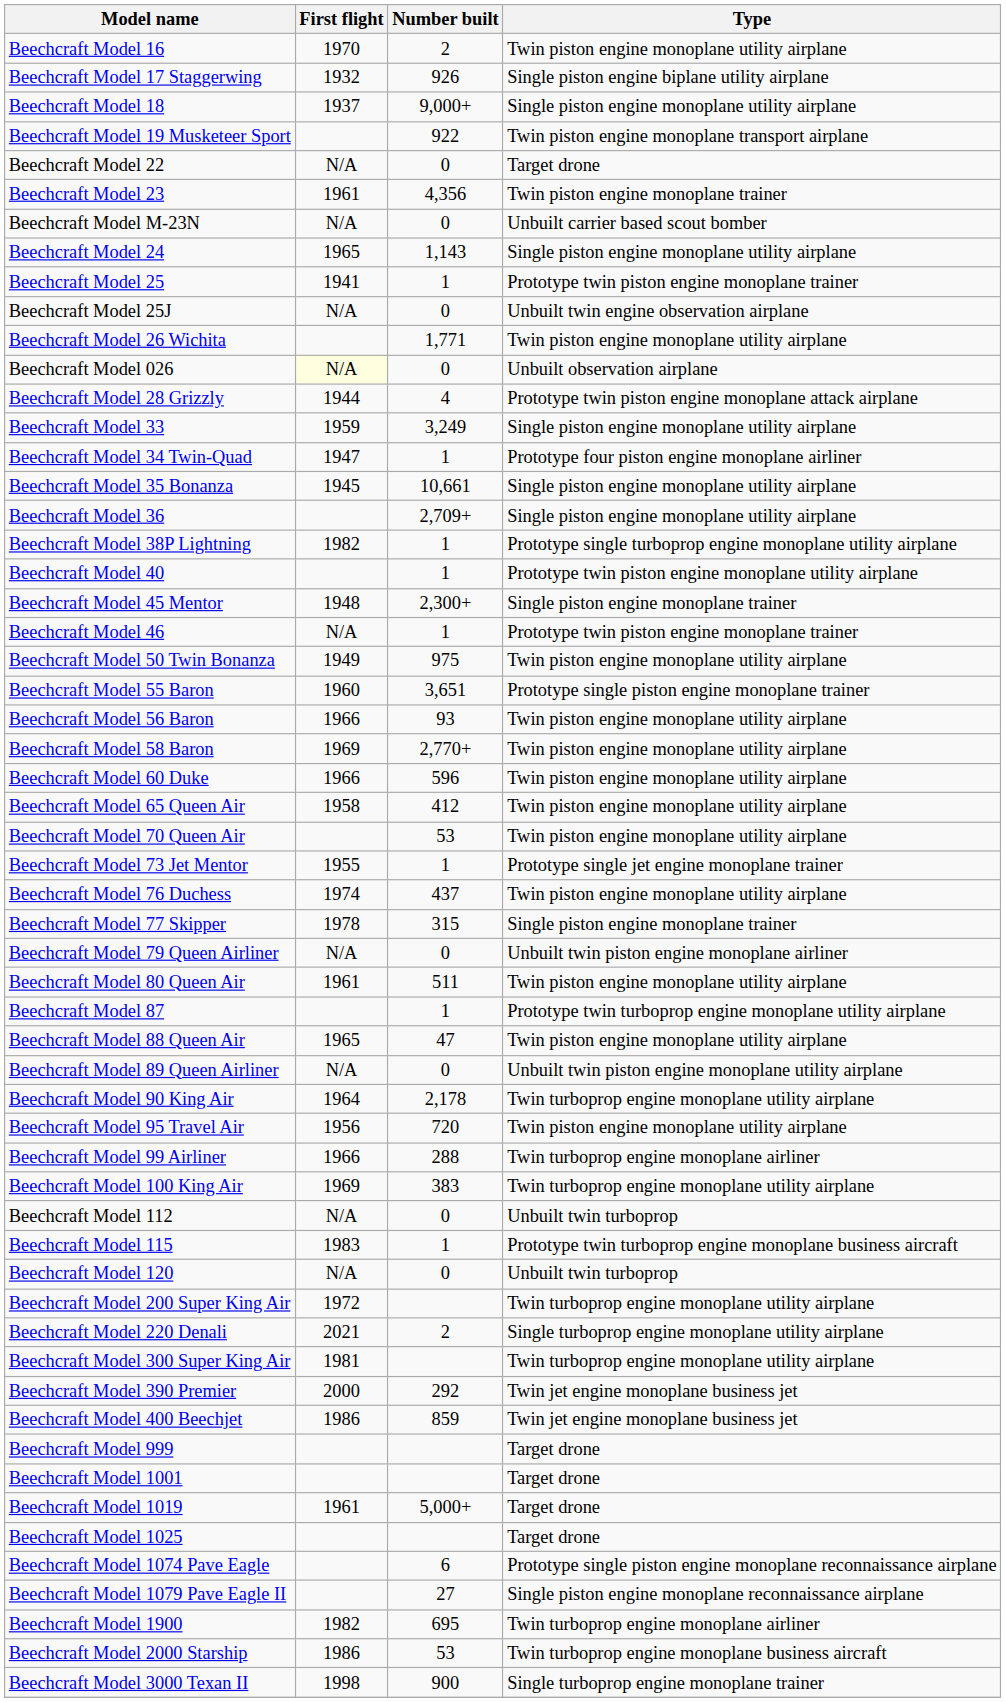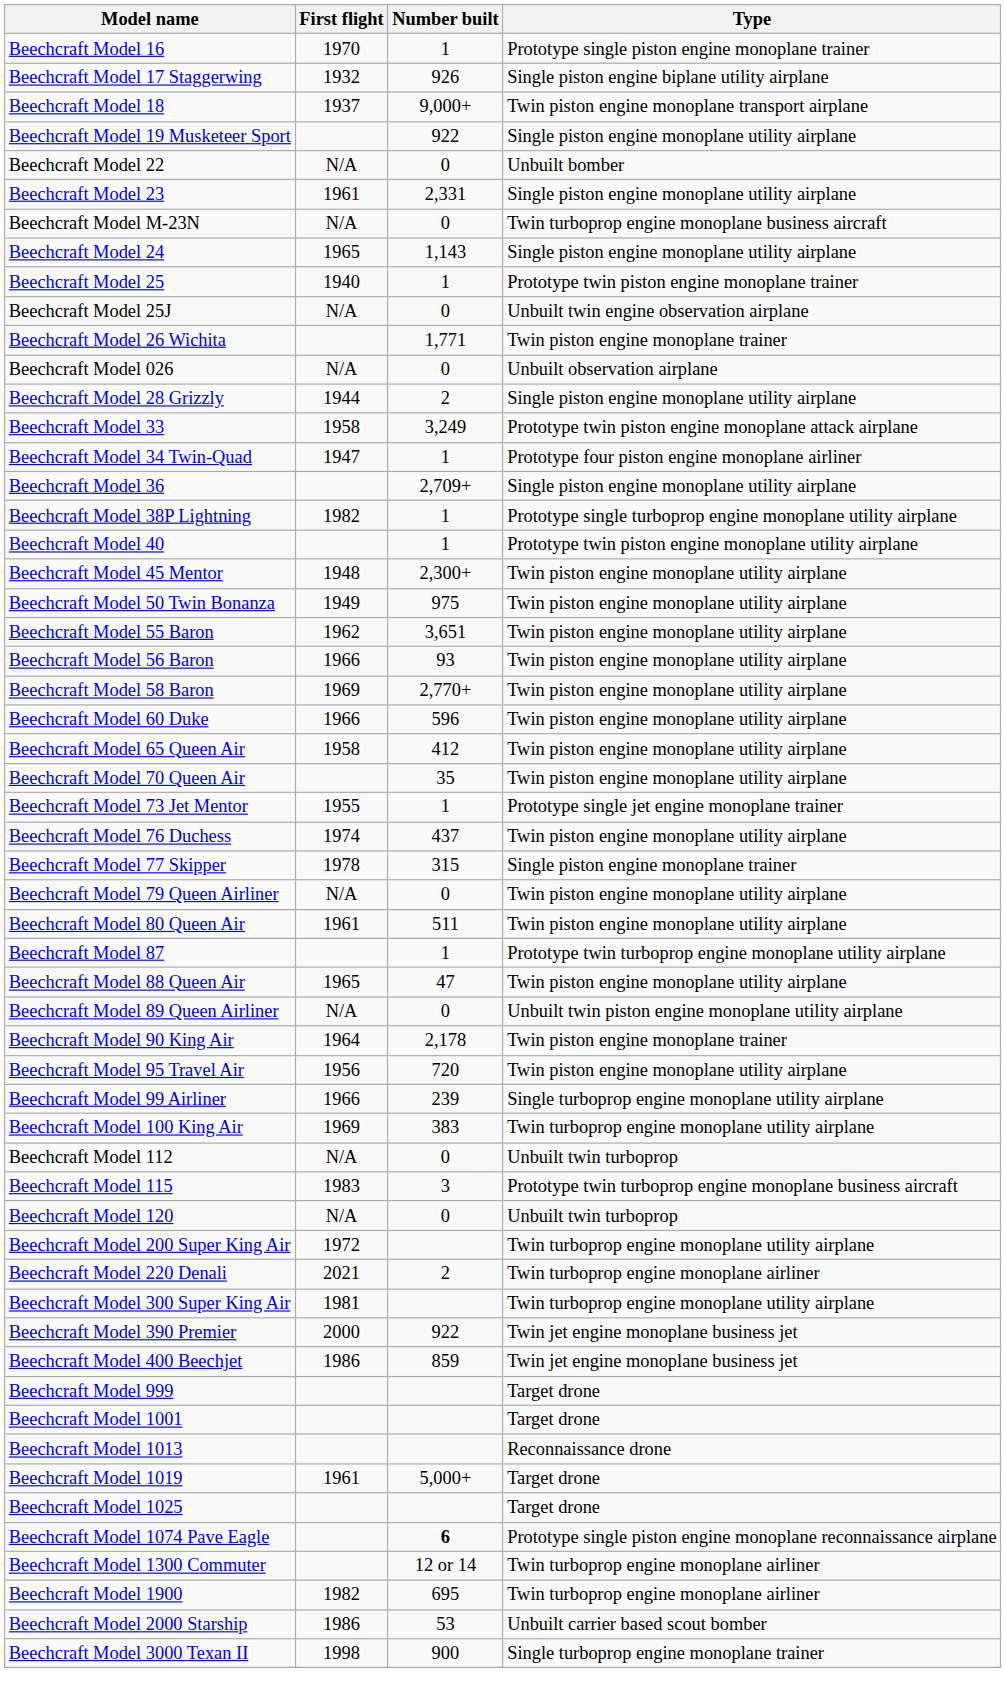(445, 48) 2 -> (445, 48) 1
(677, 48) Twin piston engine monoplane utility airplane -> (688, 48) Prototype single piston engine monoplane trainer
(682, 106) Single piston engine monoplane utility airplane -> (688, 106) Twin piston engine monoplane transport airplane
(688, 135) Twin piston engine monoplane transport airplane -> (682, 135) Single piston engine monoplane utility airplane
(554, 164) Target drone -> (566, 164) Unbuilt bomber
(445, 194) 4,356 -> (445, 194) 2,331
(647, 194) Twin piston engine monoplane trainer -> (682, 194) Single piston engine monoplane utility airplane
(637, 223) Unbuilt carrier based scout bomber -> (697, 223) Twin turboprop engine monoplane business aircraft
(342, 281) 1941 -> (342, 281) 1940
(677, 340) Twin piston engine monoplane utility airplane -> (647, 340) Twin piston engine monoplane trainer
(342, 369) lightyellow background -> (342, 369) no background
(445, 398) 4 -> (445, 398) 2
(713, 398) Prototype twin piston engine monoplane attack airplane -> (682, 398) Single piston engine monoplane utility airplane
(342, 427) 1959 -> (342, 427) 1958
(682, 427) Single piston engine monoplane utility airplane -> (713, 427) Prototype twin piston engine monoplane attack airplane
- row: (121, 485)
(652, 602) Single piston engine monoplane trainer -> (677, 573) Twin piston engine monoplane utility airplane
- row: (86, 631)
(342, 690) 1960 -> (342, 631) 1962
(688, 690) Prototype single piston engine monoplane trainer -> (677, 631) Twin piston engine monoplane utility airplane
(445, 836) 53 -> (445, 777) 35
(678, 952) Unbuilt twin piston engine monoplane airliner -> (677, 894) Twin piston engine monoplane utility airplane
(691, 1098) Twin turboprop engine monoplane utility airplane -> (647, 1040) Twin piston engine monoplane trainer
(445, 1157) 288 -> (445, 1098) 239
(663, 1157) Twin turboprop engine monoplane airliner -> (695, 1098) Single turboprop engine monoplane utility airplane
(445, 1244) 1 -> (445, 1186) 3
(695, 1332) Single turboprop engine monoplane utility airplane -> (663, 1273) Twin turboprop engine monoplane airliner
(445, 1390) 292 -> (445, 1332) 922
+ row: (96, 1448)
(445, 1565) normal -> (445, 1536) bold
- row: (148, 1594)
+ row: (137, 1565)
(697, 1653) Twin turboprop engine monoplane business aircraft -> (637, 1624) Unbuilt carrier based scout bomber
